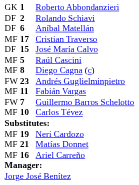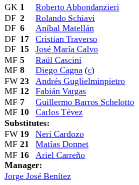(11, 39) MF -> (10, 39) DF
(24, 91) 11 -> (25, 91) 12
(11, 102) FW -> (11, 102) MF
(11, 133) MF -> (11, 133) FW
